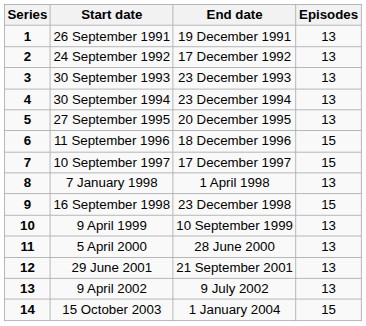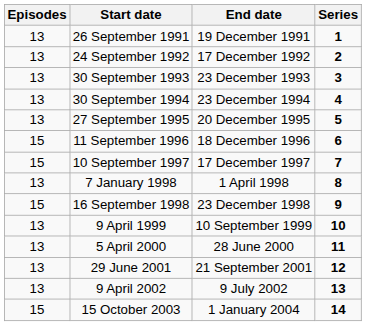columns swapped: (27, 15) <-> (329, 15)
